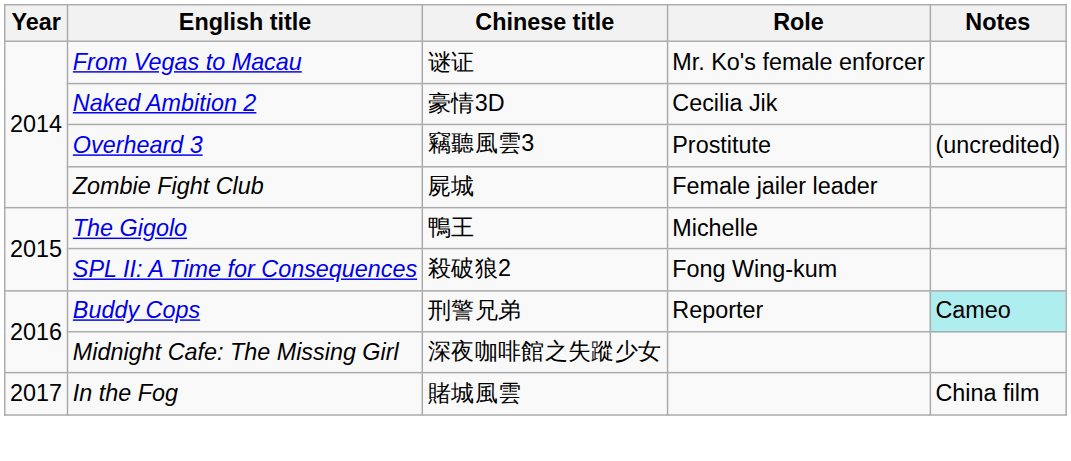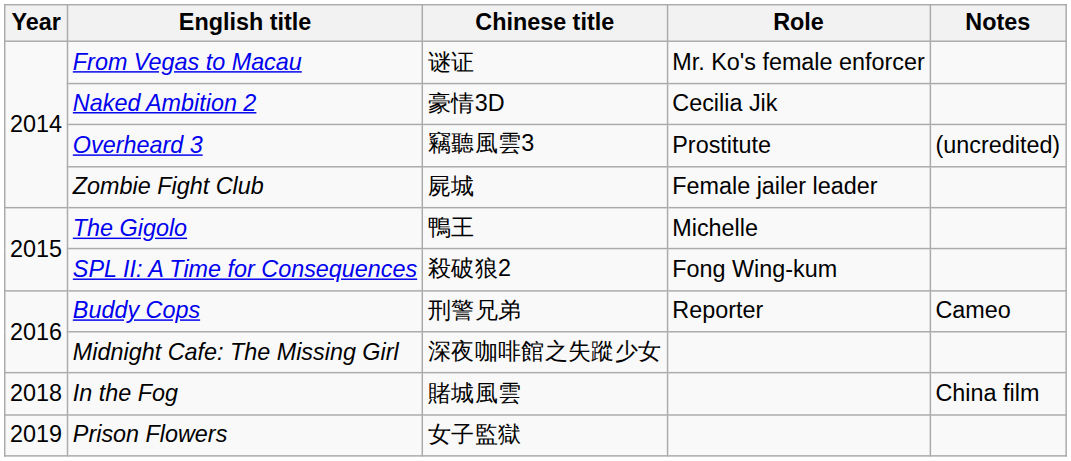(973, 310) paleturquoise background -> (973, 310) no background
(36, 393) 2017 -> (36, 393) 2018
+ row: (150, 435)
